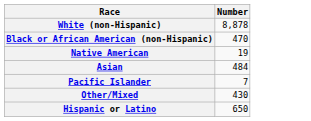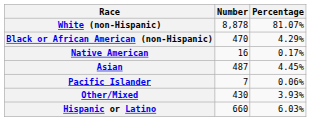+ column: (278, 11)
(243, 53) 19 -> (243, 53) 16
(240, 67) 484 -> (240, 67) 487
(240, 109) 650 -> (240, 109) 660
